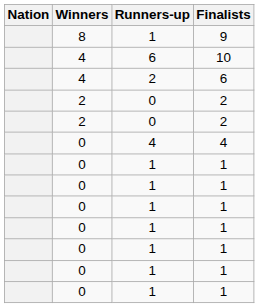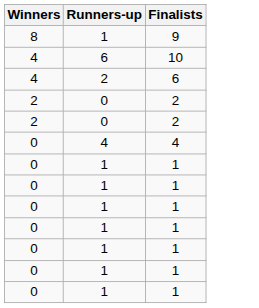- column: (28, 15)
